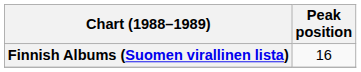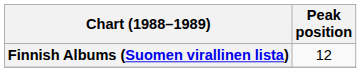(324, 55) 16 -> (324, 55) 12
